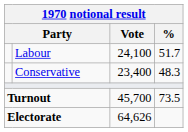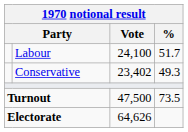(135, 72) 23,400 -> (135, 72) 23,402
(170, 72) 48.3 -> (170, 72) 49.3
(135, 98) 45,700 -> (135, 98) 47,500
